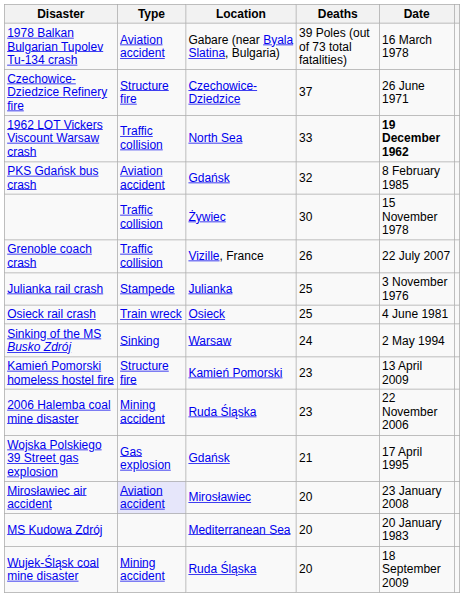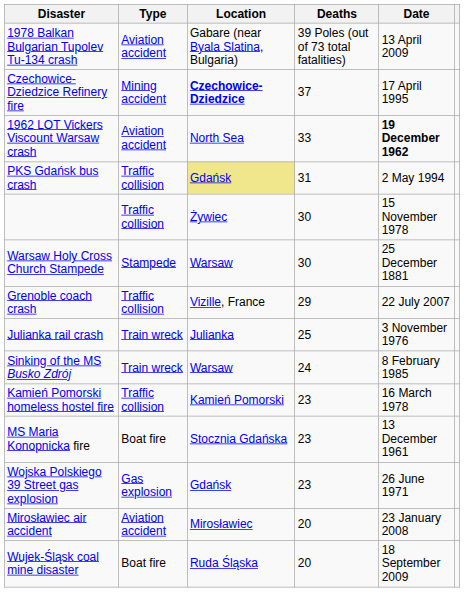(407, 46) 16 March 1978 -> (402, 46) 13 April 2009
(144, 92) Structure fire -> (144, 92) Mining accident
(223, 92) normal -> (226, 92) bold
(403, 92) 26 June 1971 -> (402, 92) 17 April 1995
(141, 138) Traffic collision -> (144, 138) Aviation accident
(142, 177) Aviation accident -> (143, 177) Traffic collision
(209, 177) no background -> (211, 177) khaki background
(306, 177) 32 -> (304, 177) 31
(411, 177) 8 February 1985 -> (413, 177) 2 May 1994
+ row: (60, 263)
(306, 256) 26 -> (304, 302) 29
(147, 288) Stampede -> (152, 335) Train wreck
- row: (51, 314)
(140, 340) Sinking -> (152, 367) Train wreck
(413, 340) 2 May 1994 -> (411, 367) 8 February 1985
(144, 373) Structure fire -> (143, 400) Traffic collision
(402, 373) 13 April 2009 -> (407, 400) 16 March 1978
- row: (59, 412)
+ row: (49, 439)
(306, 458) 21 -> (304, 485) 23
(402, 458) 17 April 1995 -> (403, 485) 26 June 1971
(142, 497) lavender background -> (144, 524) no background
- row: (55, 530)
(142, 569) Mining accident -> (144, 563) Boat fire
